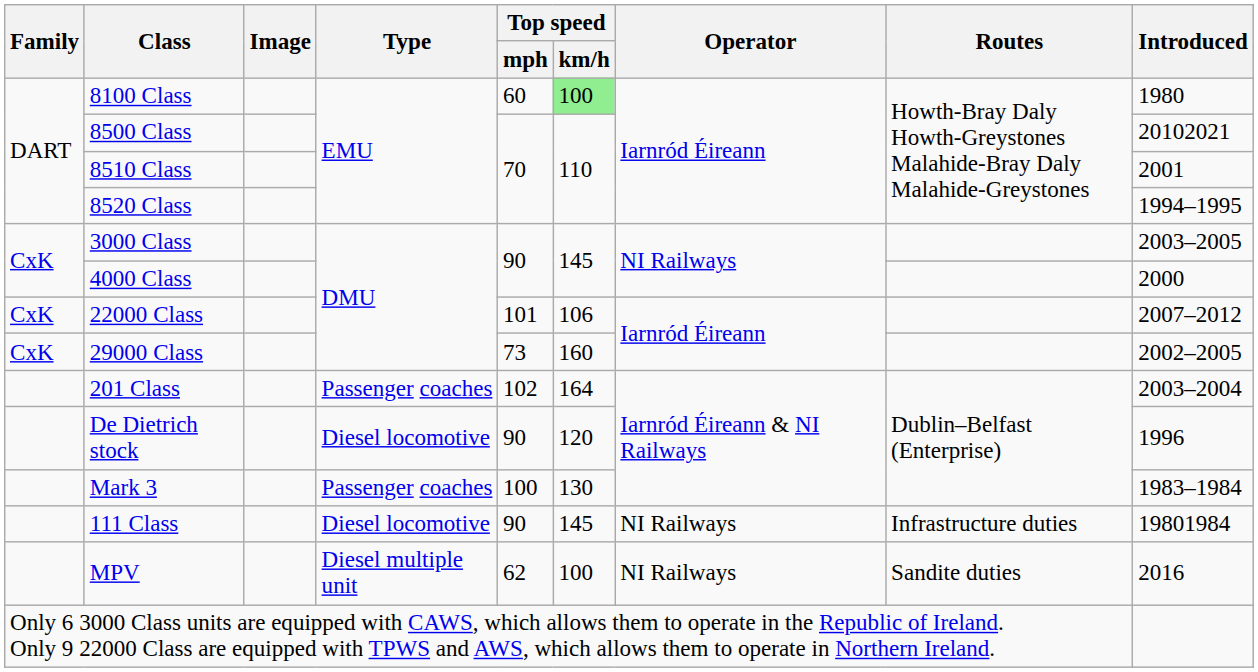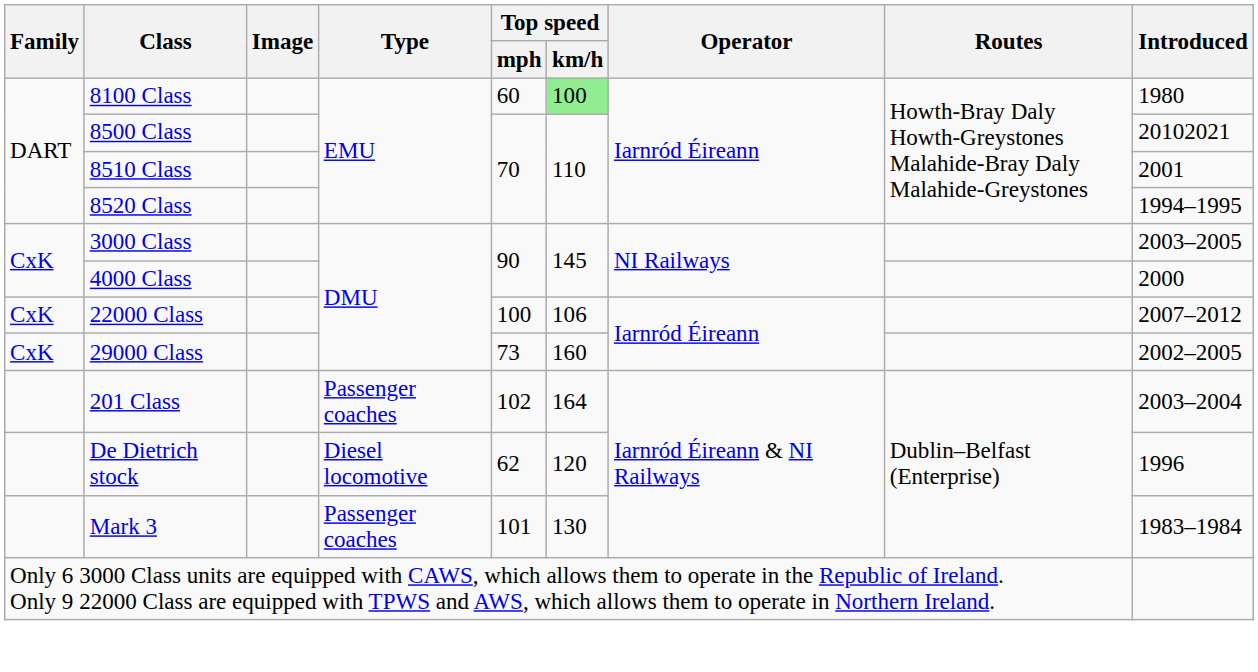(520, 315) 101 -> (514, 315) 100
(515, 437) 90 -> (508, 463) 62
(520, 487) 100 -> (514, 526) 101
- row: (134, 523)
- row: (115, 573)
